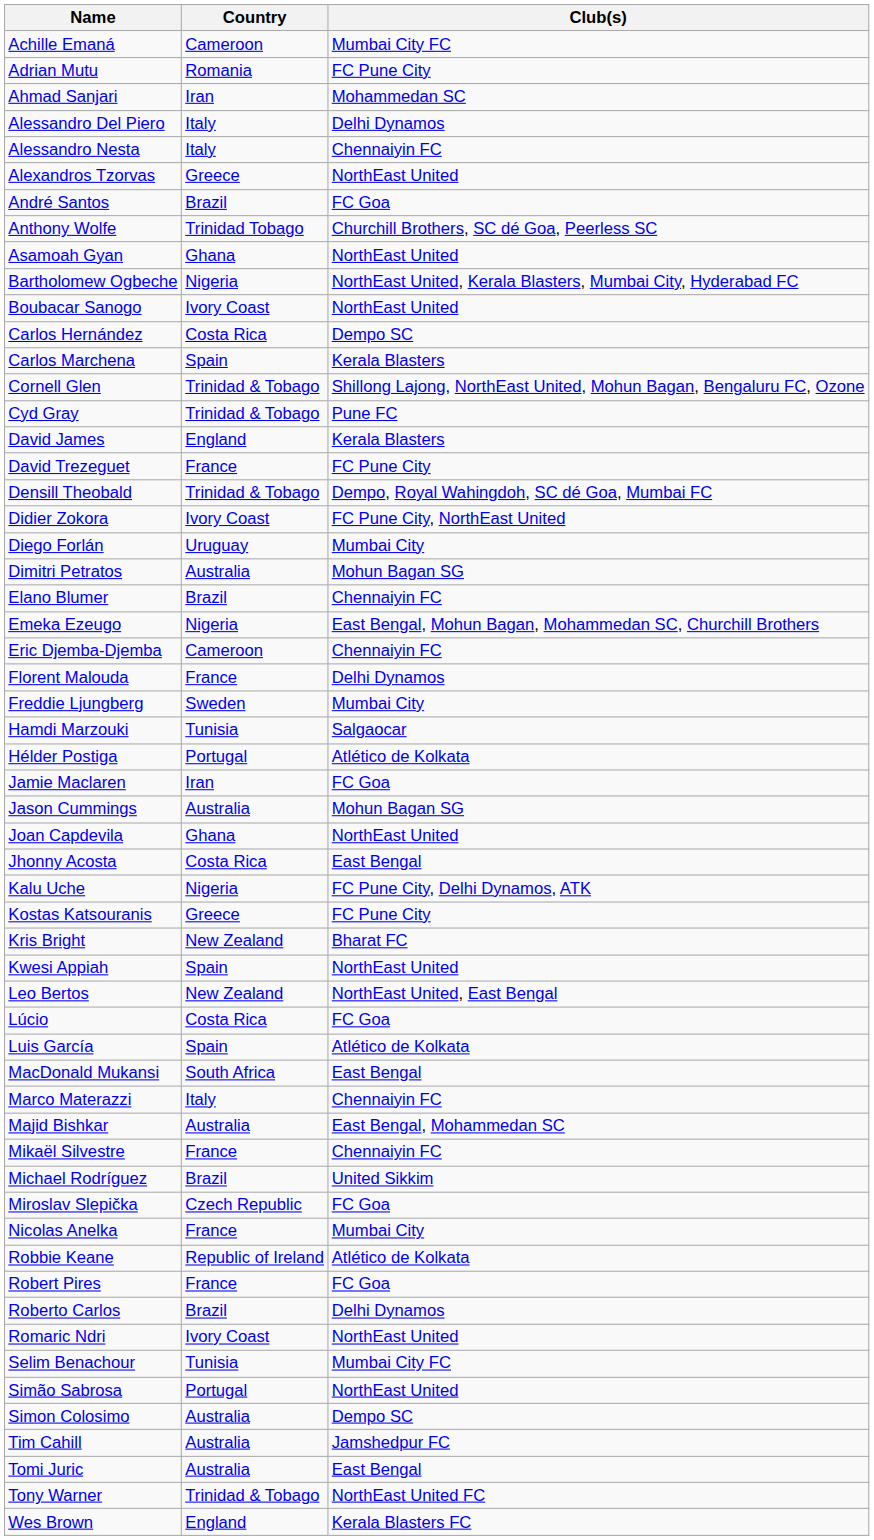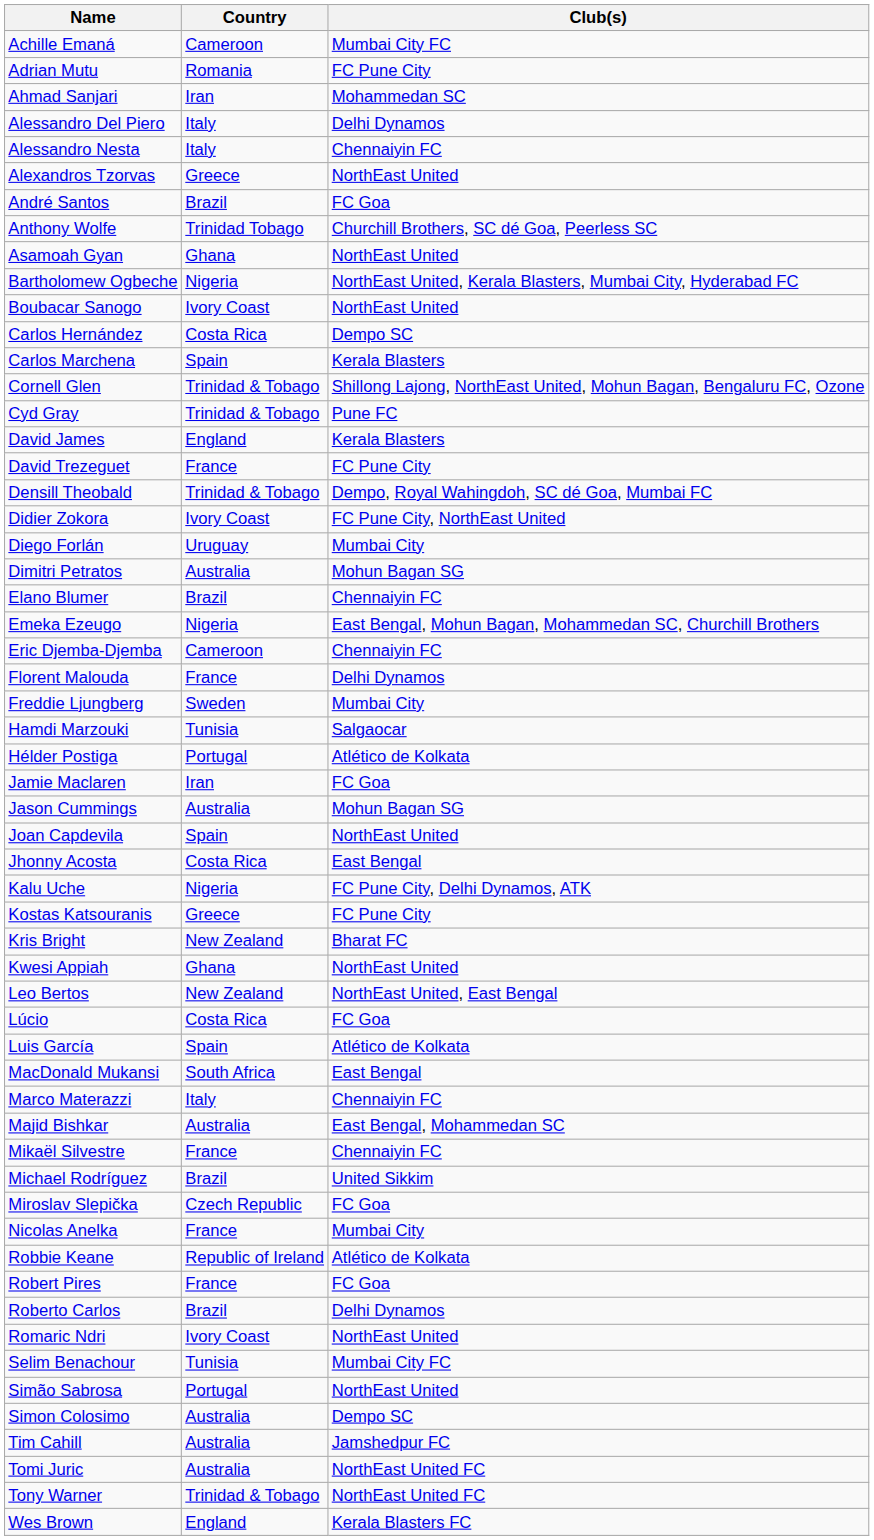(210, 835) Ghana -> (207, 835) Spain
(207, 967) Spain -> (210, 967) Ghana
(377, 1469) East Bengal -> (408, 1469) NorthEast United FC
